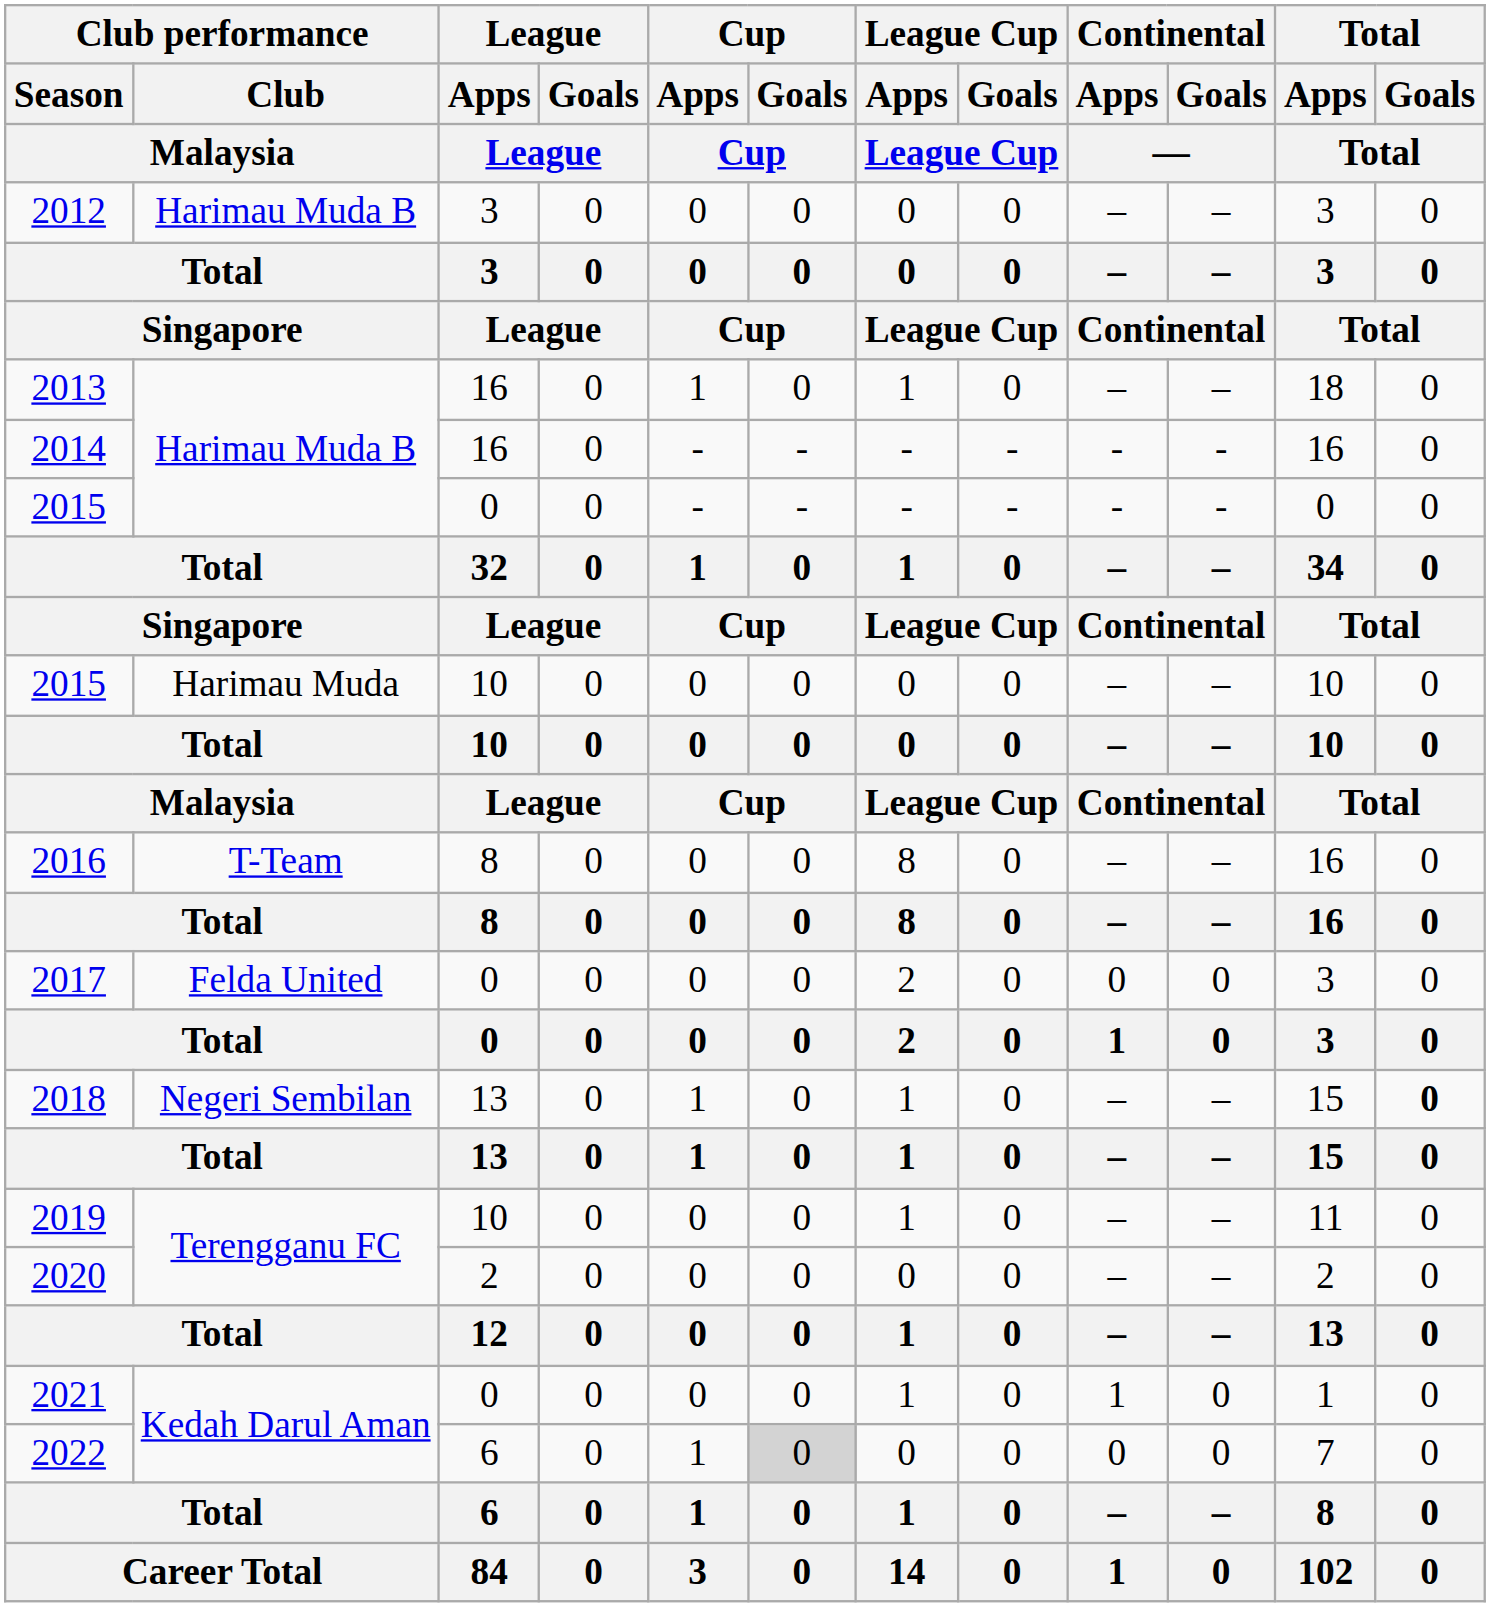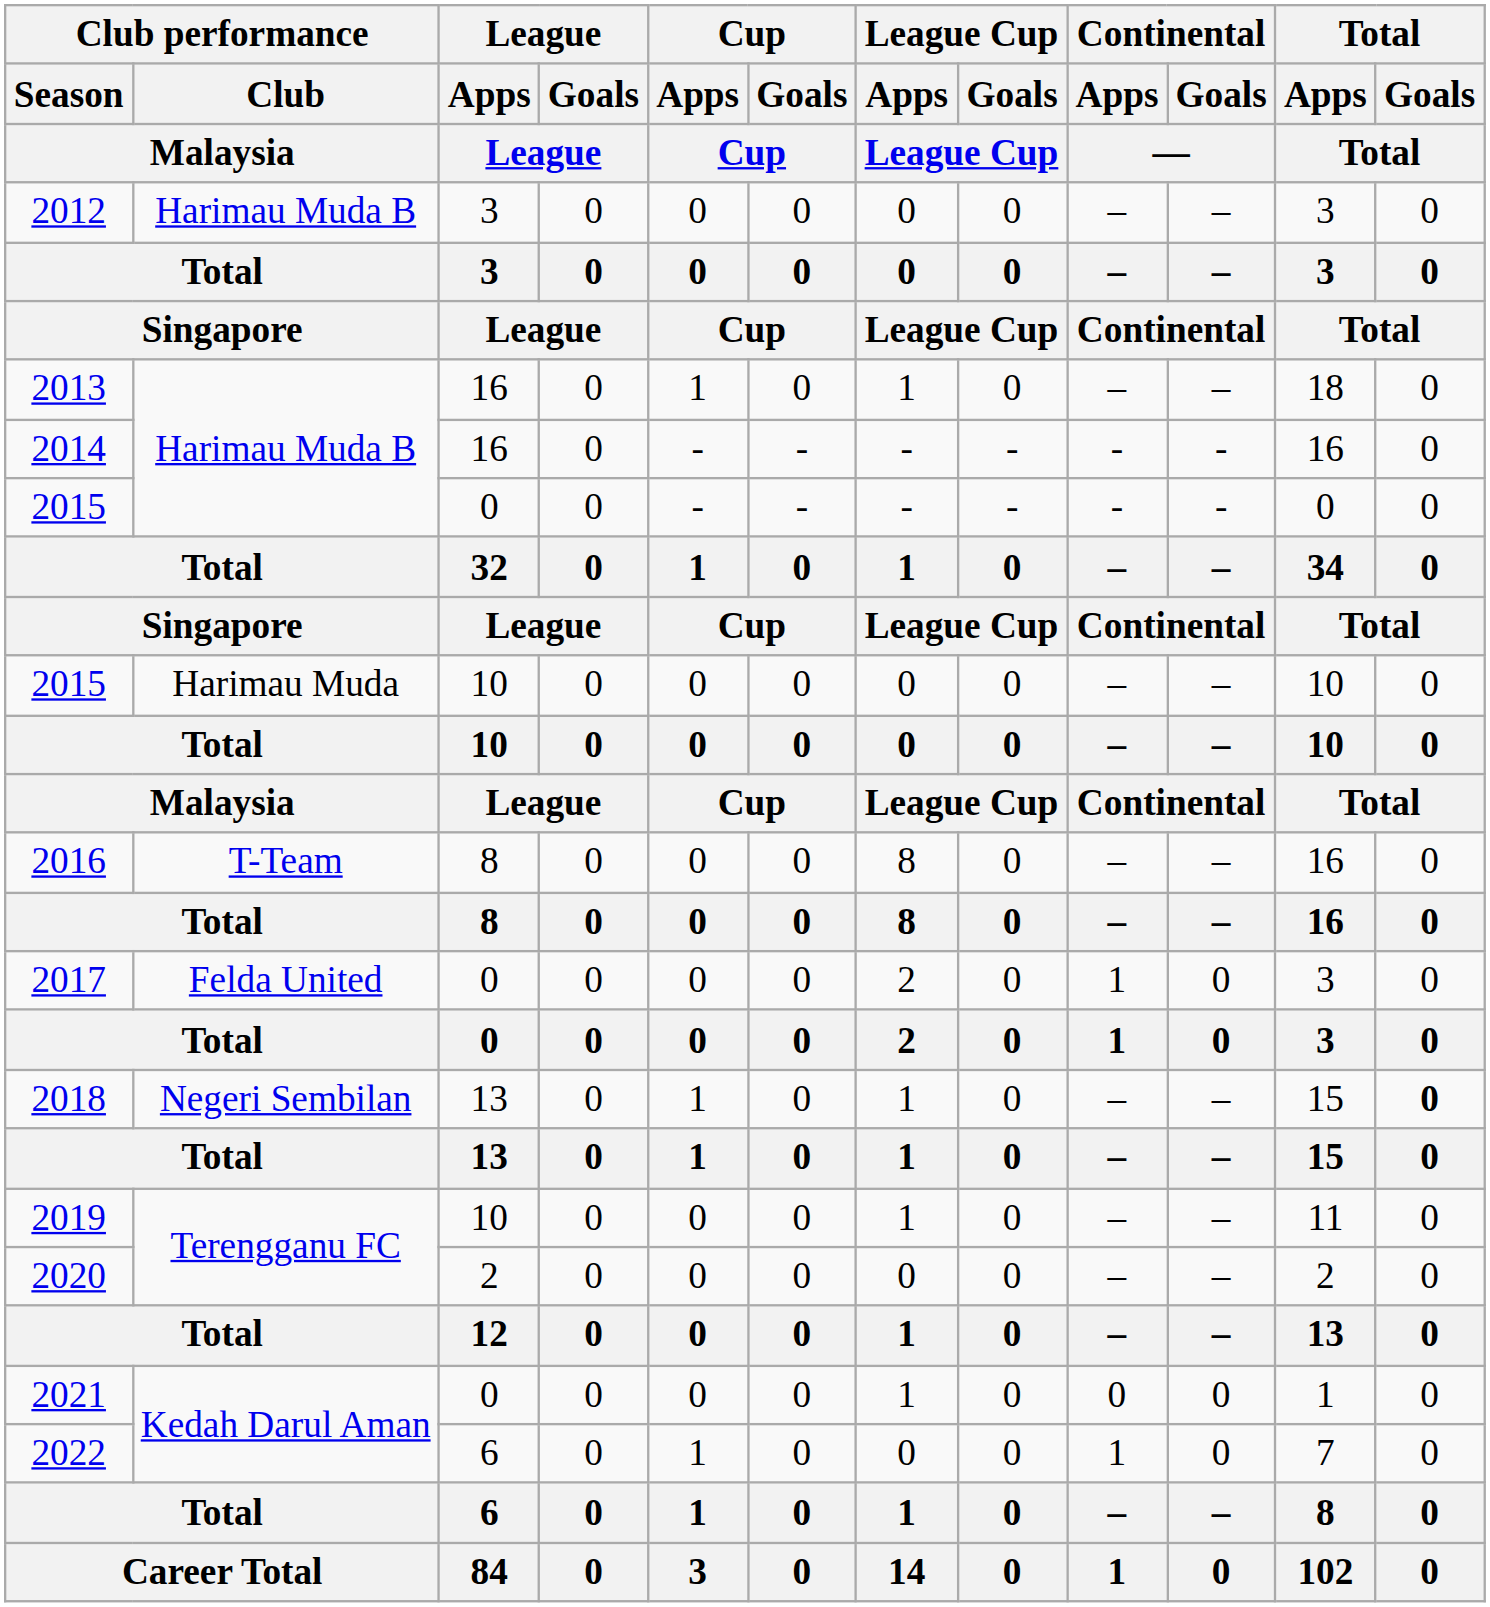(1117, 980) 0 -> (1117, 980) 1
(1117, 1393) 1 -> (1117, 1393) 0
(802, 1453) lightgrey background -> (802, 1453) no background
(1117, 1453) 0 -> (1117, 1453) 1
